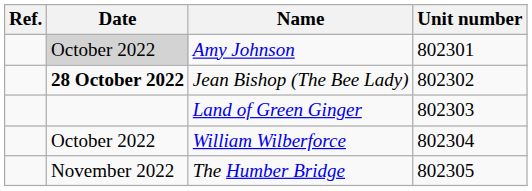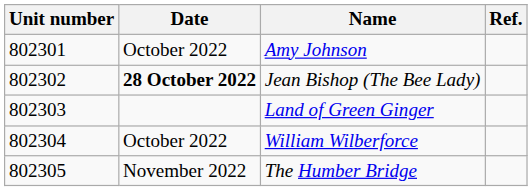columns swapped: (470, 19) <-> (26, 19)
(103, 49) lightgrey background -> (175, 49) no background
